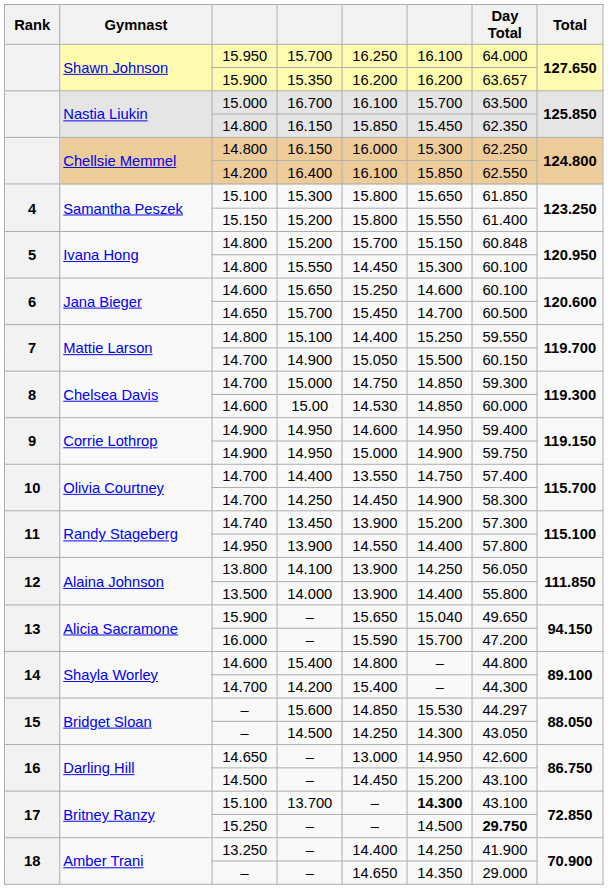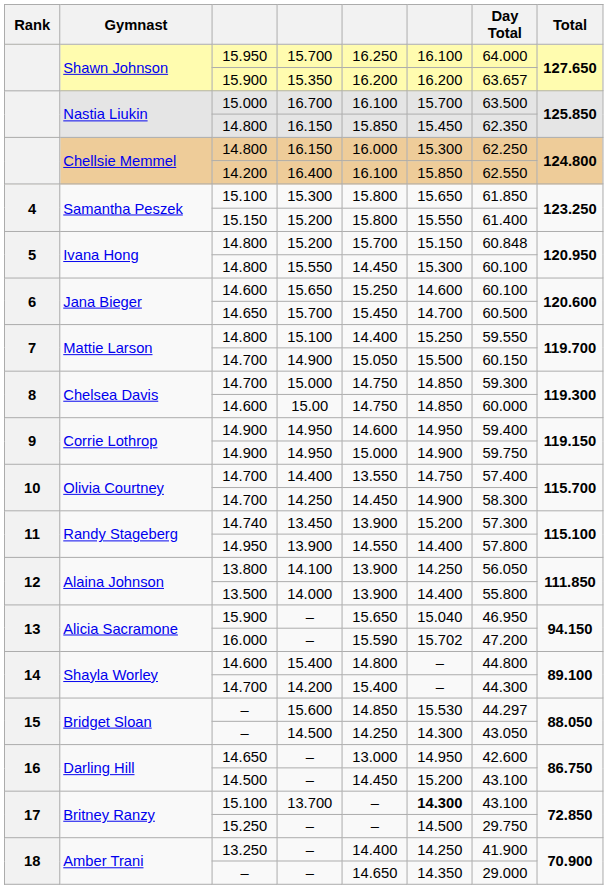(375, 406) 14.530 -> (375, 406) 14.750
(505, 616) 49.650 -> (505, 616) 46.950
(440, 640) 15.700 -> (440, 640) 15.702
(505, 826) bold -> (505, 826) normal
